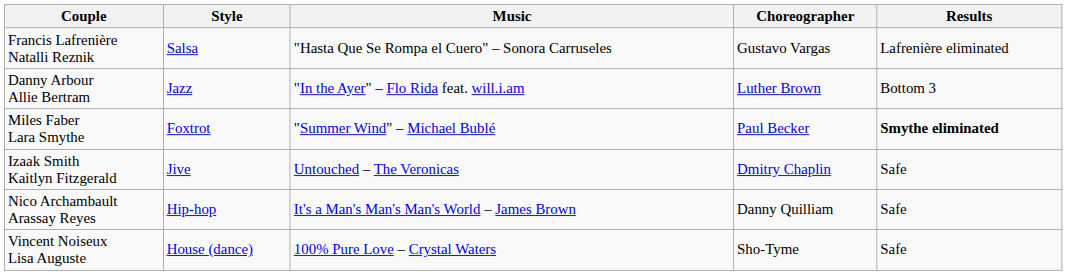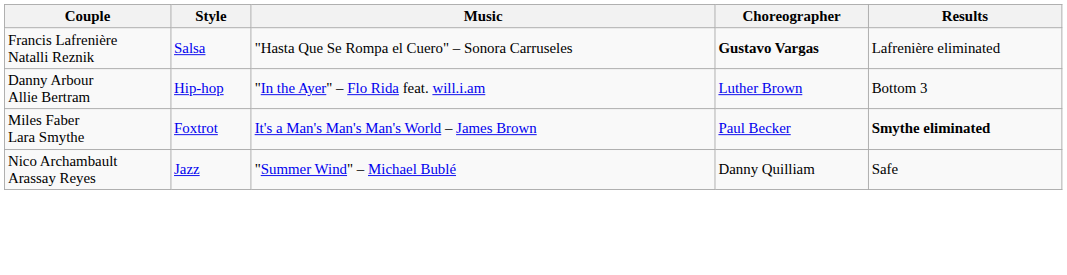(784, 48) normal -> (769, 48) bold
(179, 88) Jazz -> (199, 88) Hip-hop
(395, 128) "Summer Wind" – Michael Bublé -> (396, 128) It's a Man's Man's Man's World – James Brown
- row: (62, 169)
(191, 209) Hip-hop -> (187, 169) Jazz
(435, 209) It's a Man's Man's Man's World – James Brown -> (355, 169) "Summer Wind" – Michael Bublé
- row: (58, 249)
